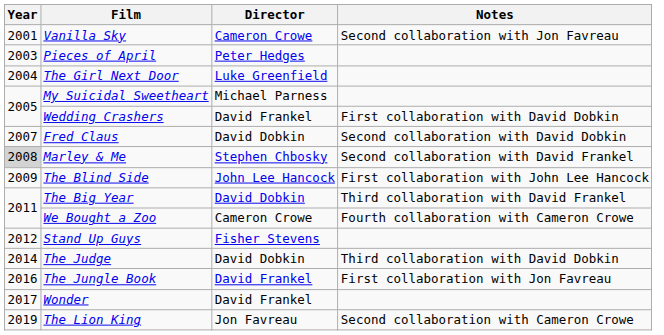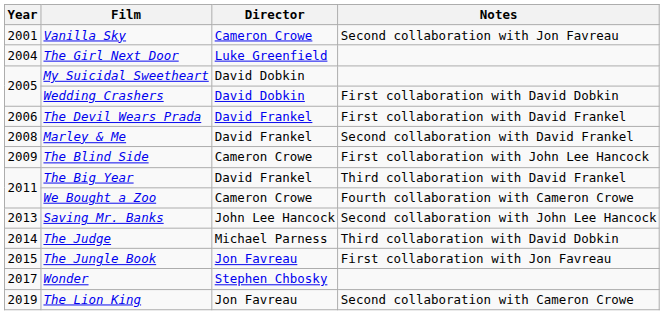- row: (100, 55)
(271, 96) Michael Parness -> (260, 76) David Dobkin
(264, 116) David Frankel -> (260, 96) David Dobkin
+ row: (122, 116)
- row: (81, 137)
(22, 157) lightgrey background -> (22, 137) no background
(271, 157) Stephen Chbosky -> (264, 137) David Frankel
(275, 177) John Lee Hancock -> (264, 157) Cameron Crowe
(260, 198) David Dobkin -> (264, 177) David Frankel
- row: (92, 238)
+ row: (104, 218)
(260, 259) David Dobkin -> (271, 238) Michael Parness
(22, 279) 2016 -> (22, 259) 2015
(264, 279) David Frankel -> (256, 259) Jon Favreau
(264, 299) David Frankel -> (271, 279) Stephen Chbosky
